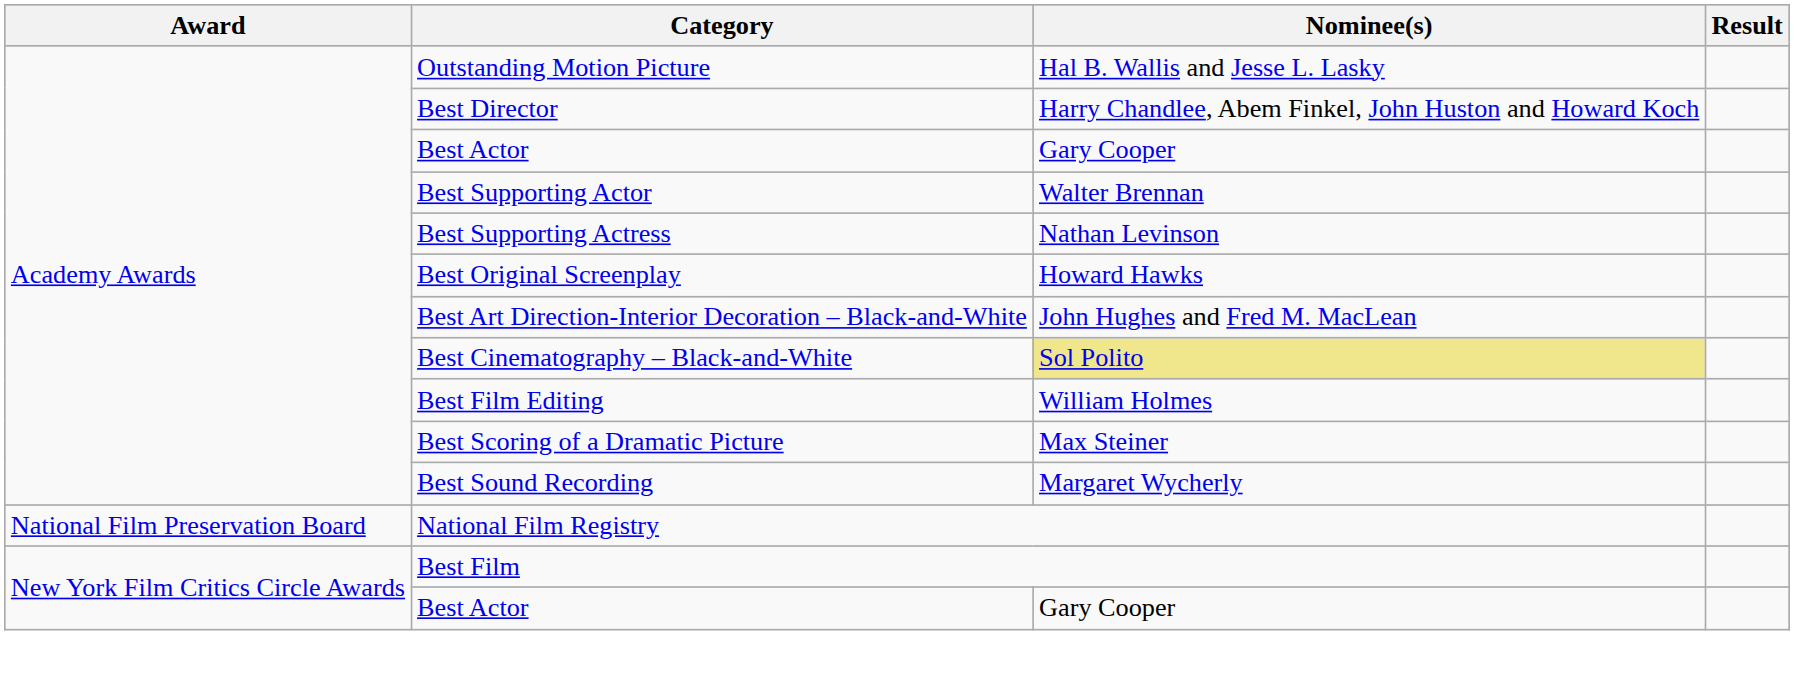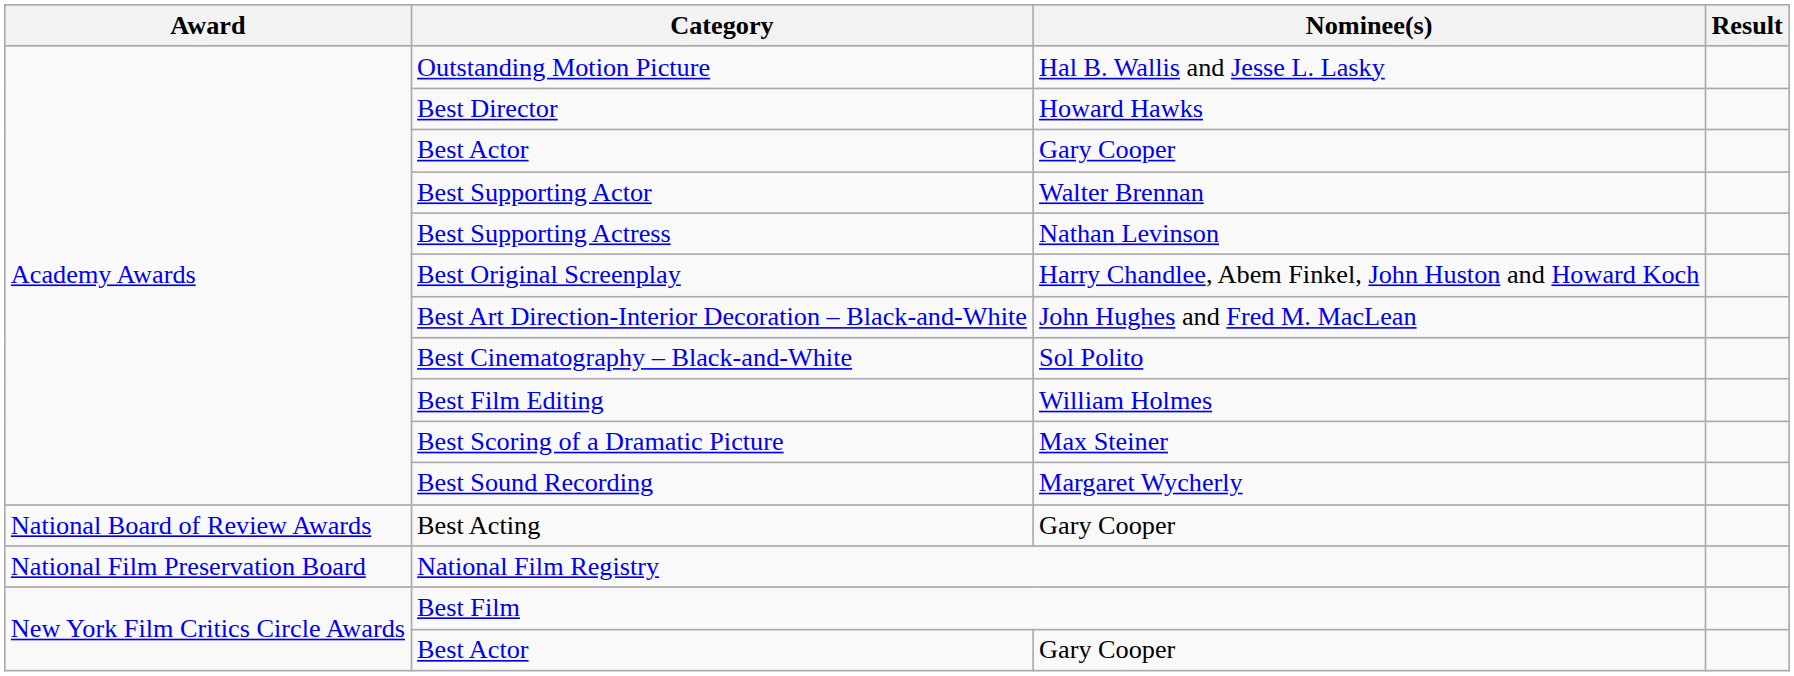(1369, 108) Harry Chandlee, Abem Finkel, John Huston and Howard Koch -> (1121, 108) Howard Hawks
(1121, 274) Howard Hawks -> (1369, 274) Harry Chandlee, Abem Finkel, John Huston and Howard Koch
(1091, 358) khaki background -> (1091, 358) no background
+ row: (191, 524)
